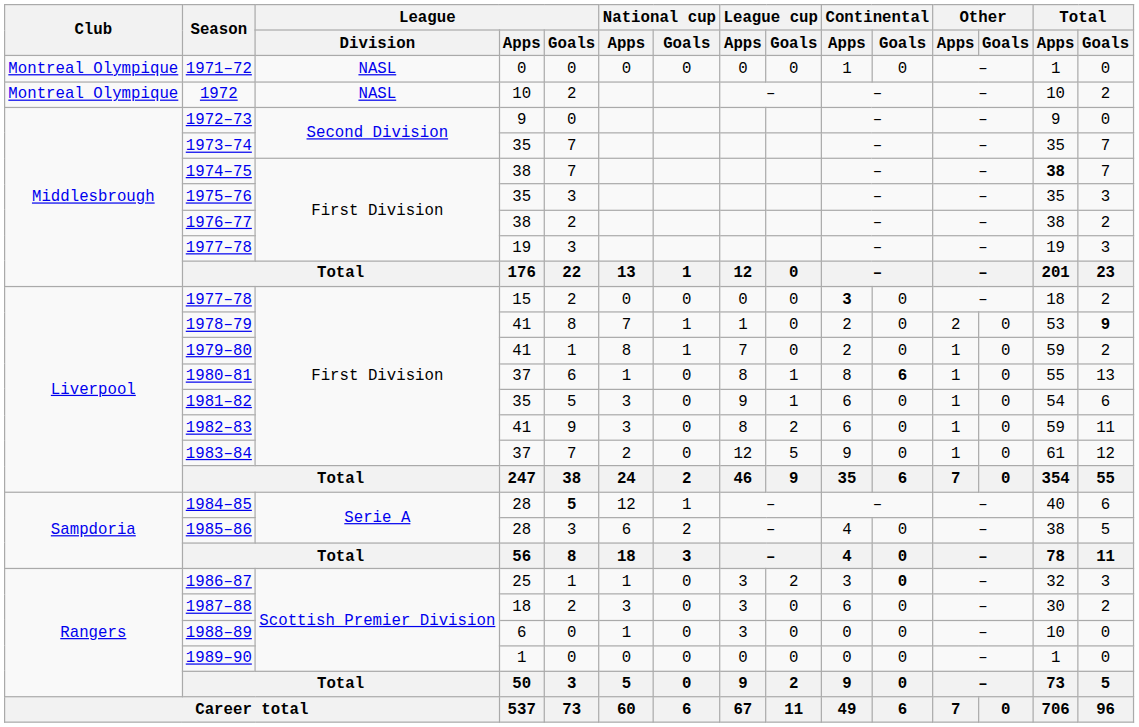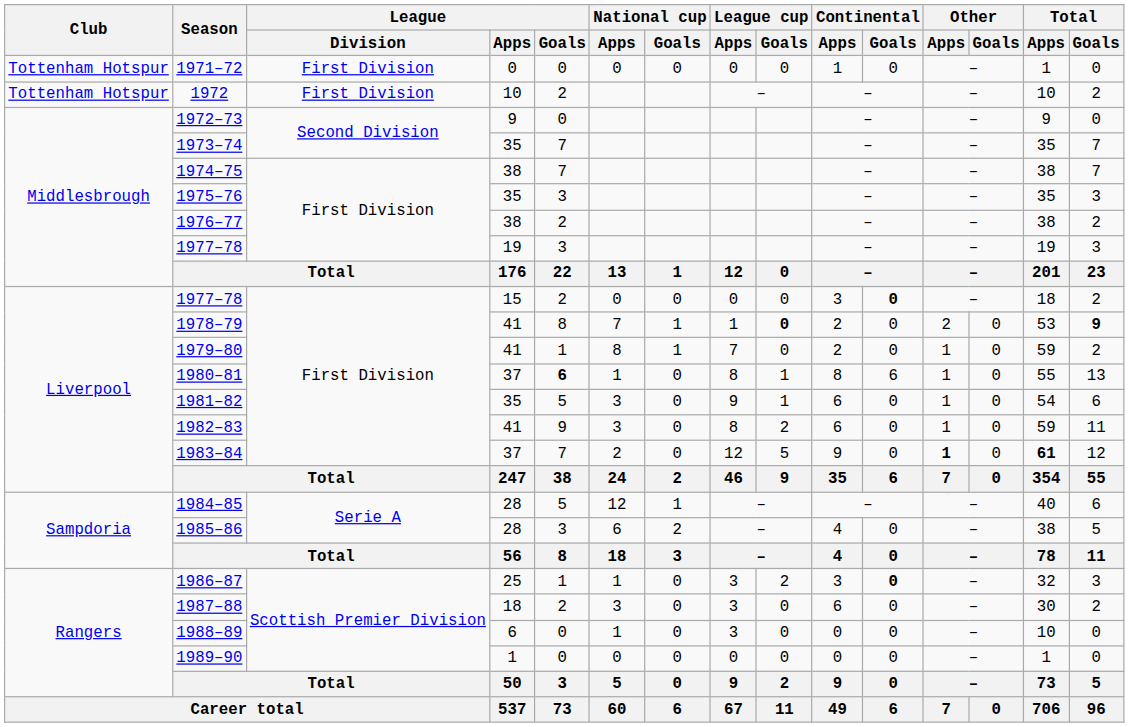(93, 69) Montreal Olympique -> (89, 69) Tottenham Hotspur
(377, 69) NASL -> (368, 69) First Division
(93, 94) Montreal Olympique -> (89, 94) Tottenham Hotspur
(377, 94) NASL -> (368, 94) First Division
(1056, 171) bold -> (1046, 171) normal
(847, 299) bold -> (837, 299) normal
(903, 299) normal -> (893, 299) bold
(794, 325) normal -> (784, 325) bold
(572, 376) normal -> (562, 376) bold
(903, 376) bold -> (893, 376) normal
(956, 453) normal -> (946, 453) bold
(1056, 453) normal -> (1046, 453) bold
(572, 505) bold -> (562, 505) normal
